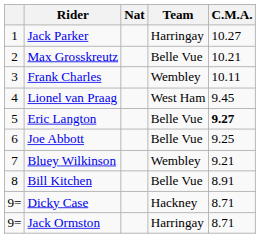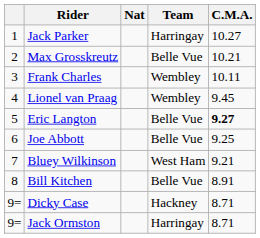(178, 98) West Ham -> (176, 98) Wembley
(176, 160) Wembley -> (178, 160) West Ham
